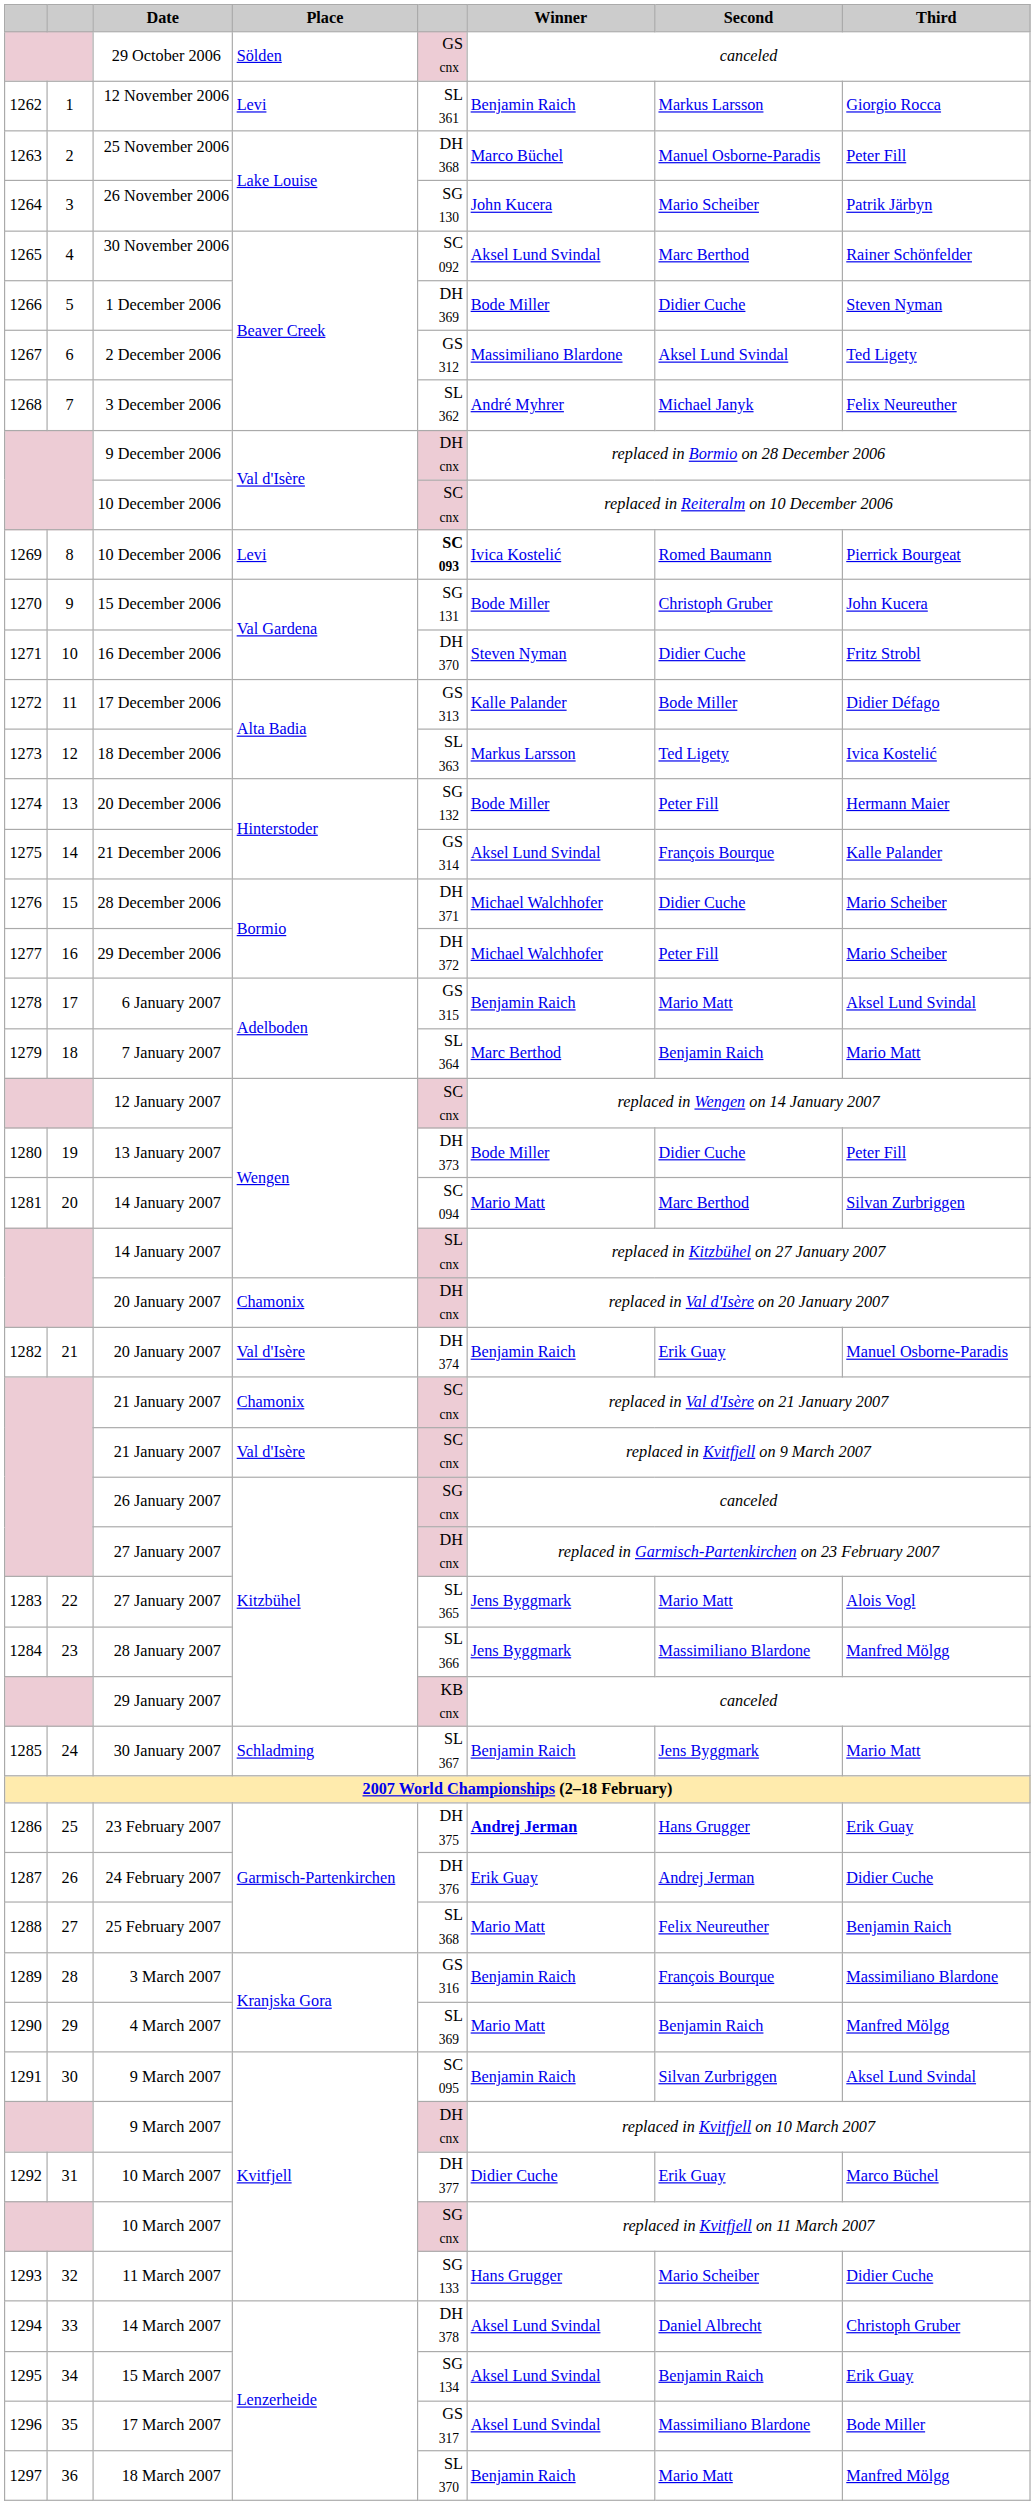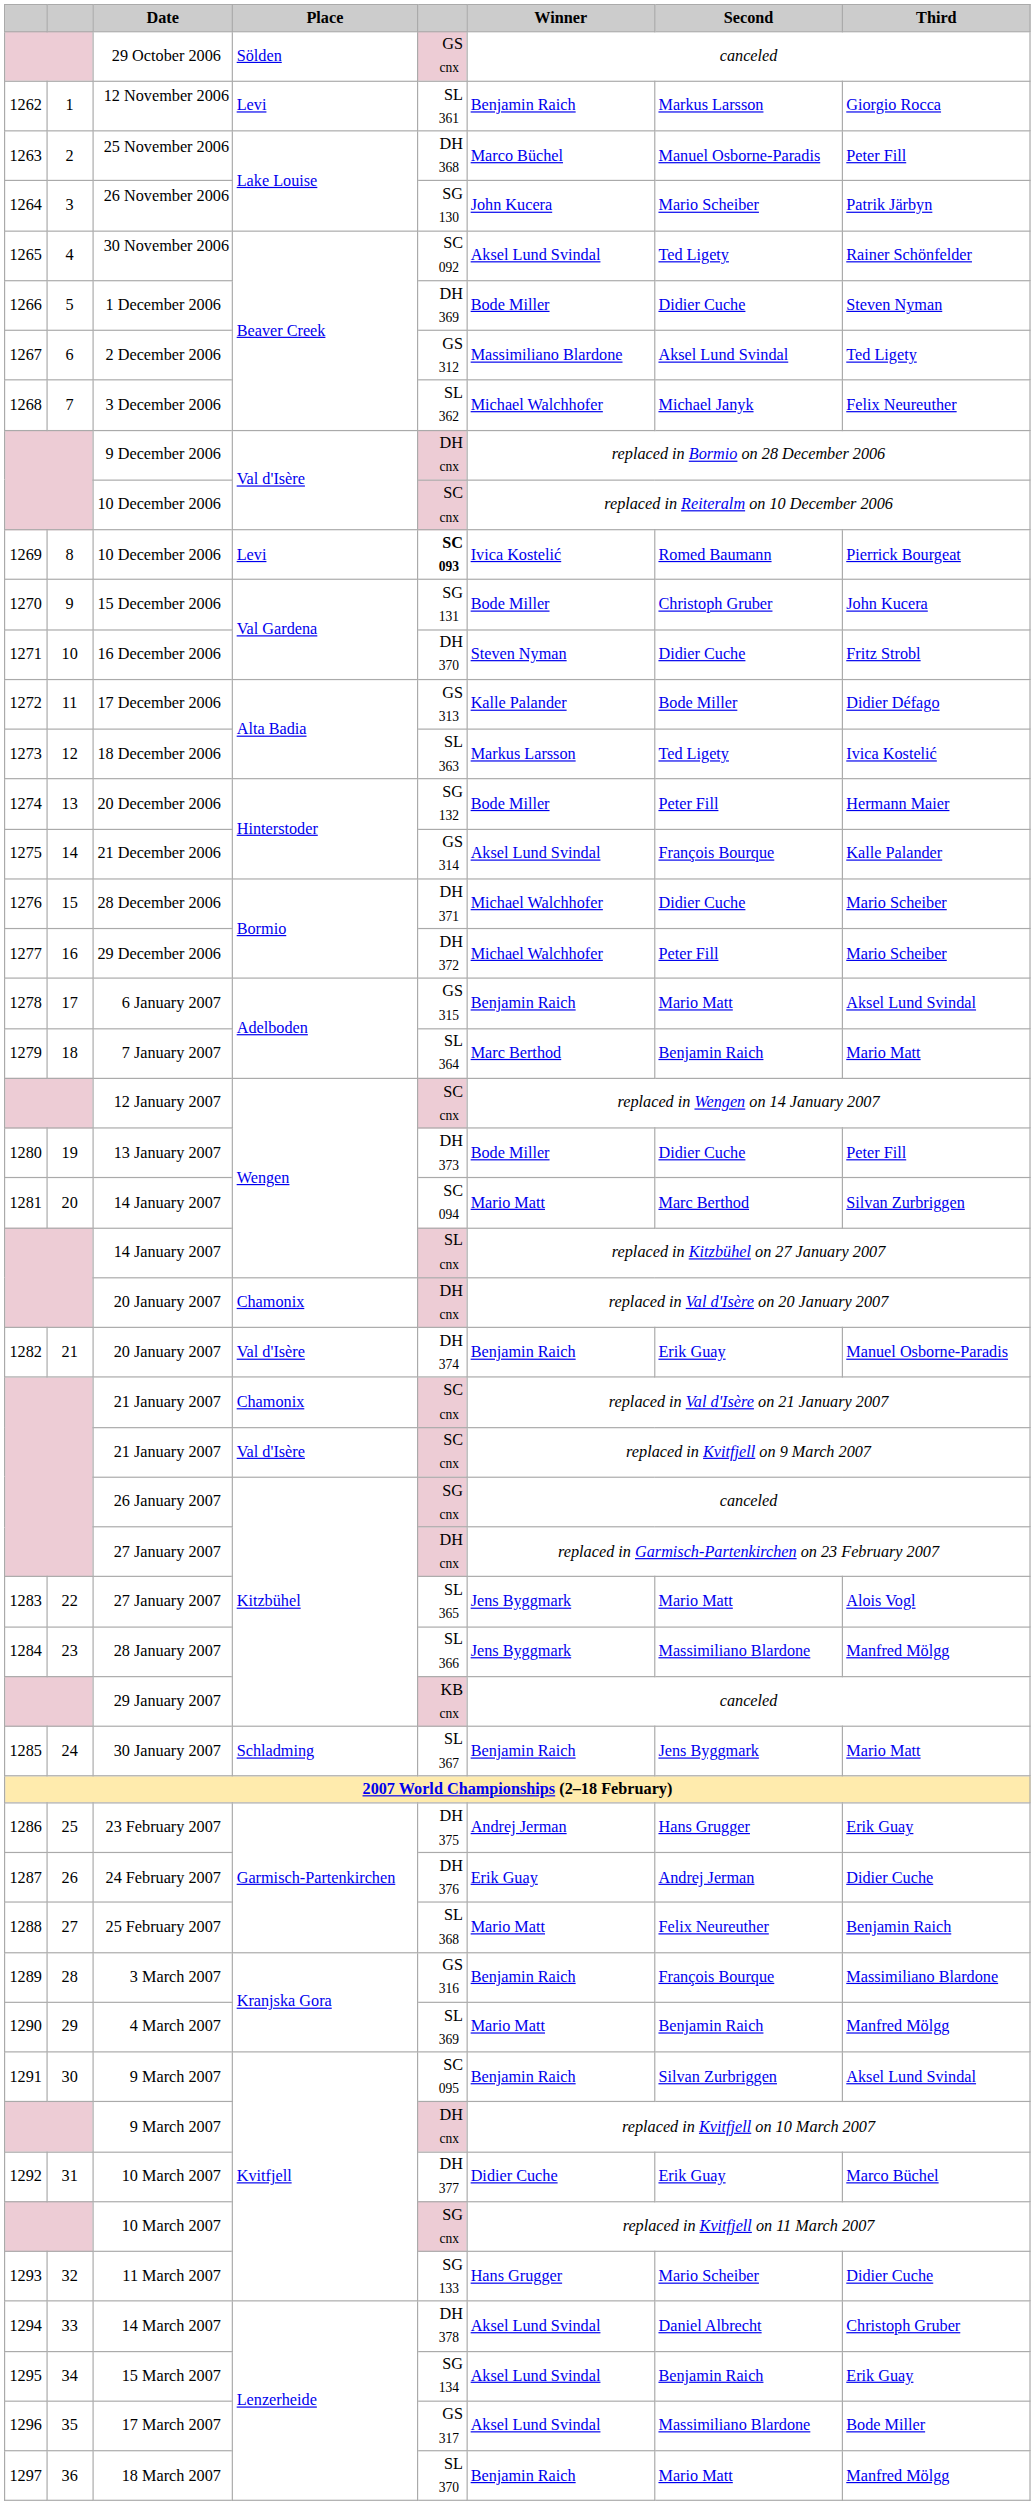(704, 255) Marc Berthod -> (694, 255) Ted Ligety
(517, 404) André Myhrer -> (537, 404) Michael Walchhofer
(524, 1827) bold -> (519, 1827) normal
